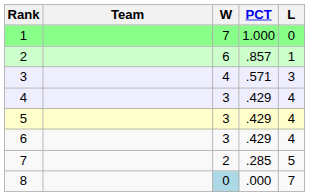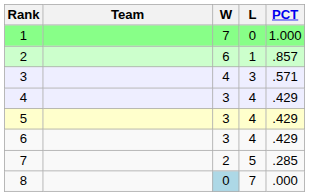columns swapped: (291, 14) <-> (259, 14)
